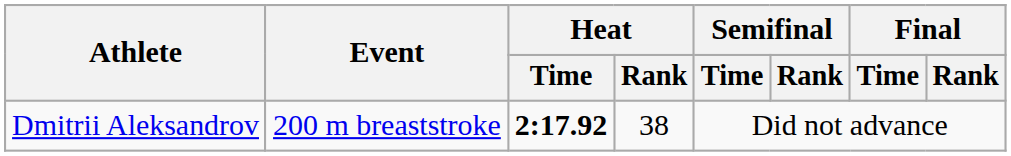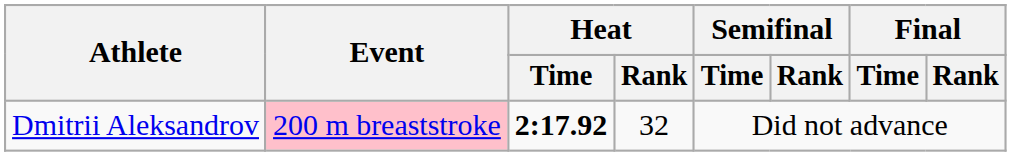(387, 125) no background -> (387, 125) pink background
(654, 125) 38 -> (654, 125) 32
